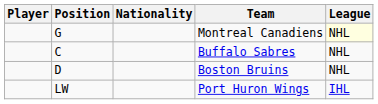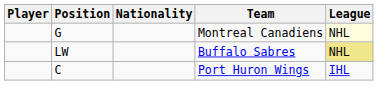(58, 52) C -> (61, 52) LW
(339, 52) no background -> (339, 52) khaki background
- row: (243, 70)
(61, 89) LW -> (58, 70) C
